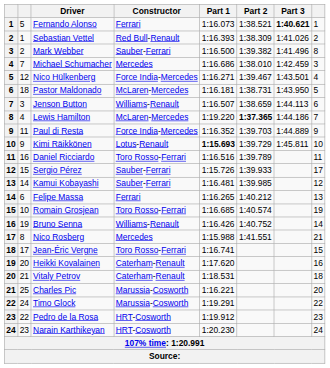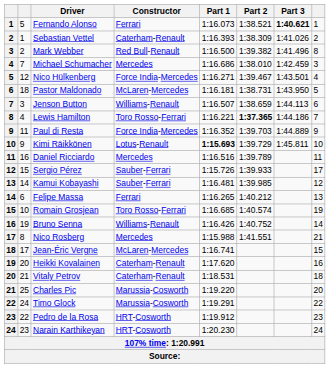(148, 37) Red Bull-Renault -> (150, 37) Caterham-Renault
(143, 50) Sauber-Ferrari -> (148, 50) Red Bull-Renault
(152, 117) McLaren-Mercedes -> (151, 117) Toro Rosso-Ferrari
(218, 117) 1:19.220 -> (218, 117) 1:16.221
(151, 157) Toro Rosso-Ferrari -> (134, 157) Mercedes
(151, 250) Toro Rosso-Ferrari -> (152, 250) McLaren-Mercedes
(218, 290) 1:16.221 -> (218, 290) 1:19.220
